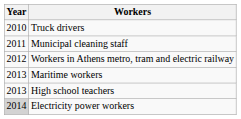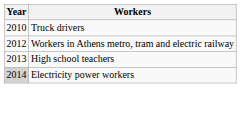- row: (79, 43)
- row: (67, 75)
